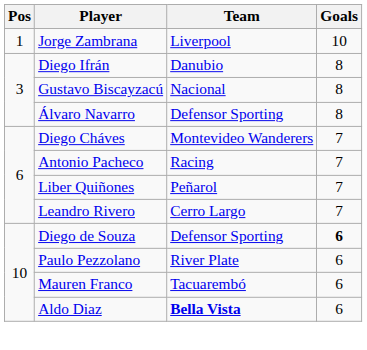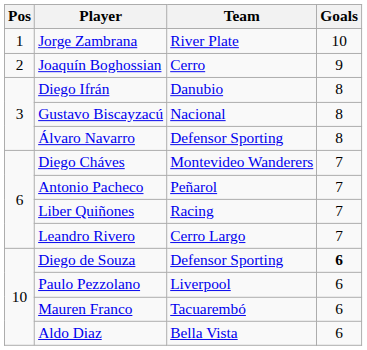(200, 41) Liverpool -> (205, 41) River Plate
+ row: (100, 65)
(192, 162) Racing -> (194, 187) Peñarol
(194, 187) Peñarol -> (192, 211) Racing
(205, 260) River Plate -> (200, 284) Liverpool
(205, 308) bold -> (204, 333) normal
